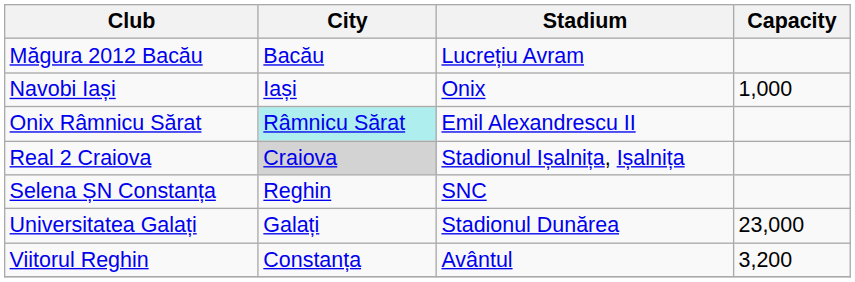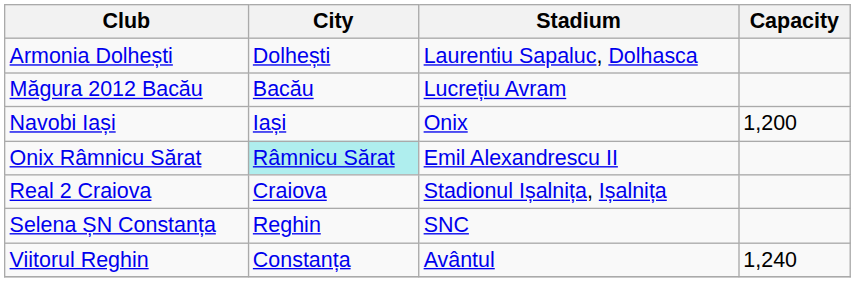+ row: (91, 55)
(765, 89) 1,000 -> (770, 123) 1,200
(300, 157) lightgrey background -> (290, 191) no background
- row: (103, 225)
(765, 259) 3,200 -> (770, 259) 1,240
